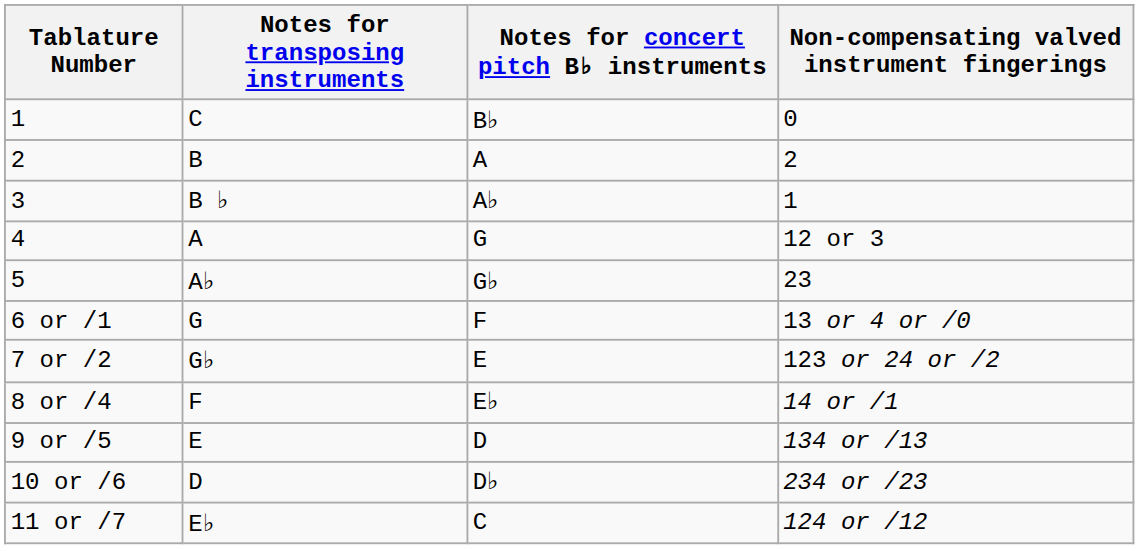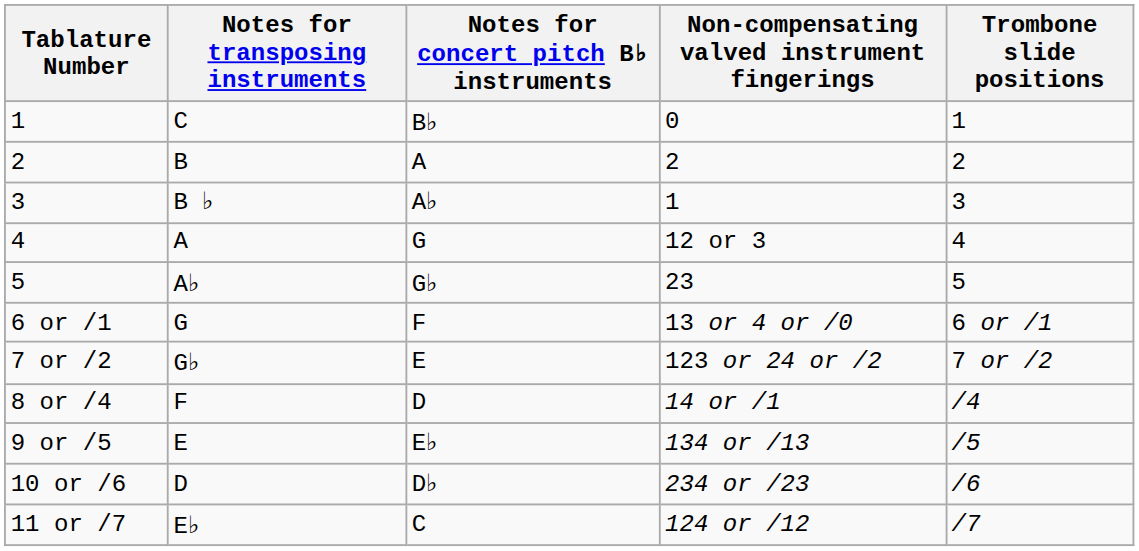+ column: (1040, 53)
(486, 403) E♭ -> (419, 403) D
(480, 442) D -> (424, 444) E♭
